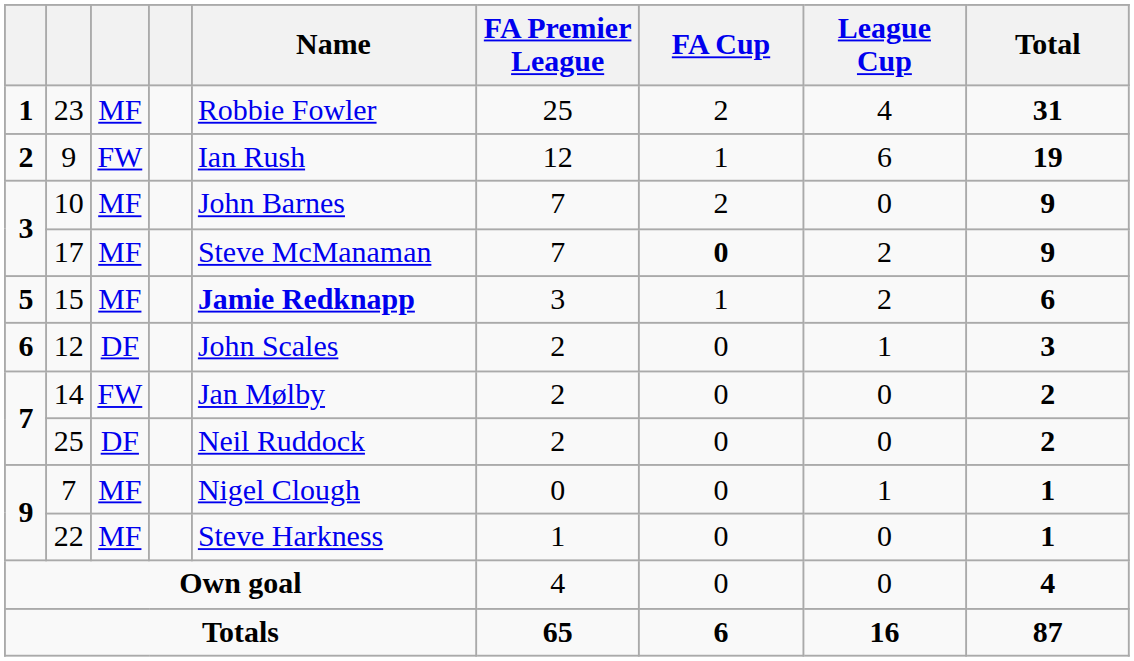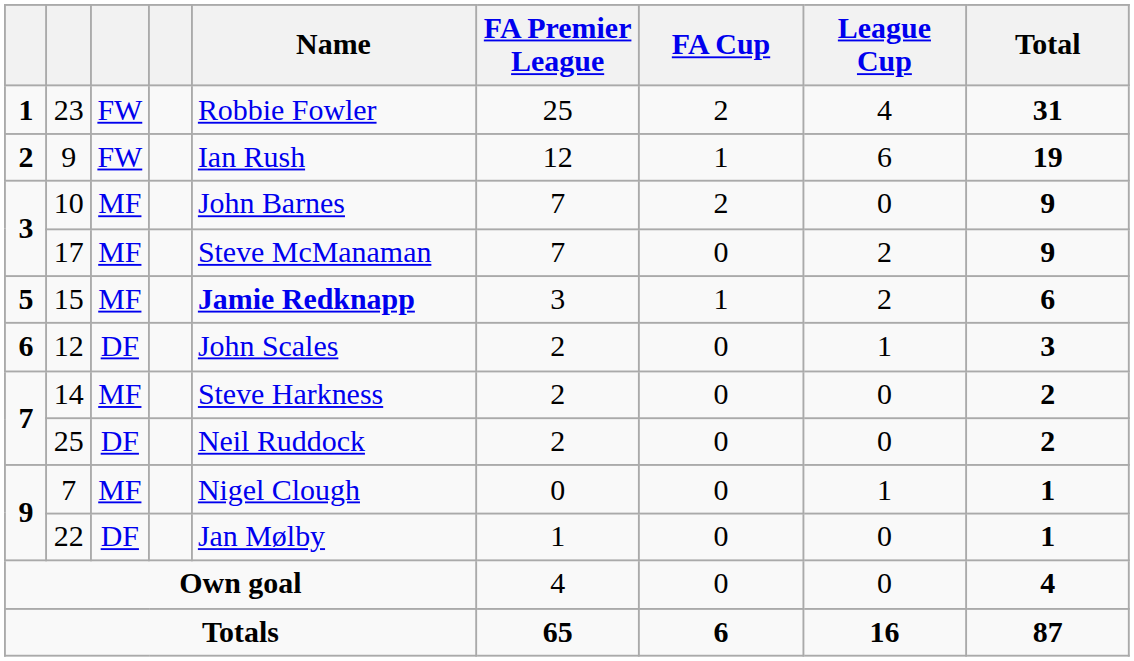(120, 109) MF -> (120, 109) FW
(721, 251) bold -> (721, 251) normal
(120, 394) FW -> (120, 394) MF
(261, 394) Jan Mølby -> (291, 394) Steve Harkness
(120, 536) MF -> (120, 536) DF
(291, 536) Steve Harkness -> (261, 536) Jan Mølby
